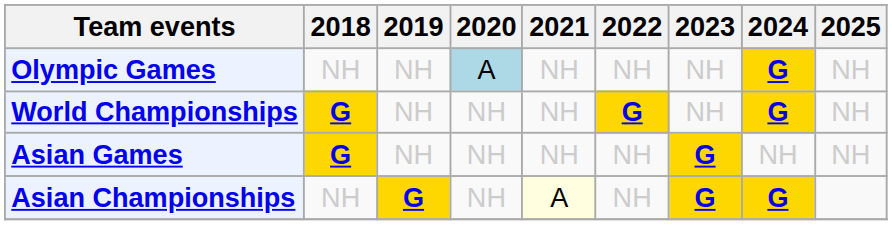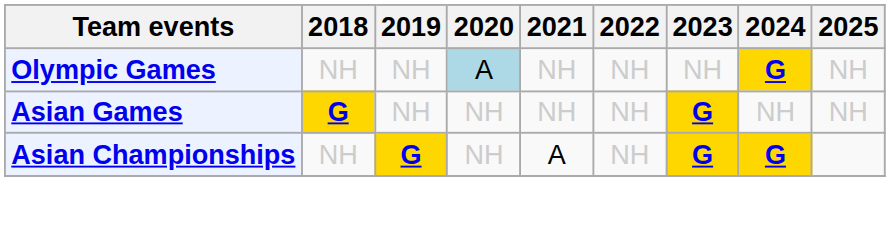- row: (155, 112)
(559, 198) lightyellow background -> (557, 155) no background
